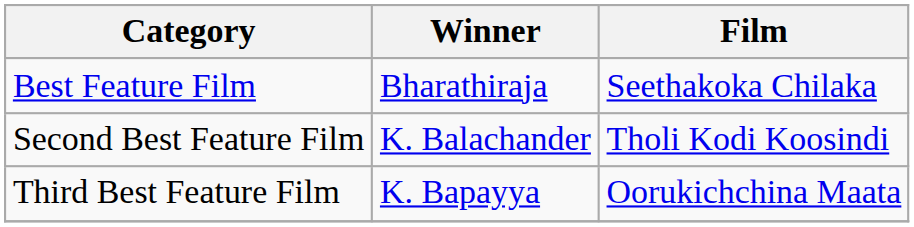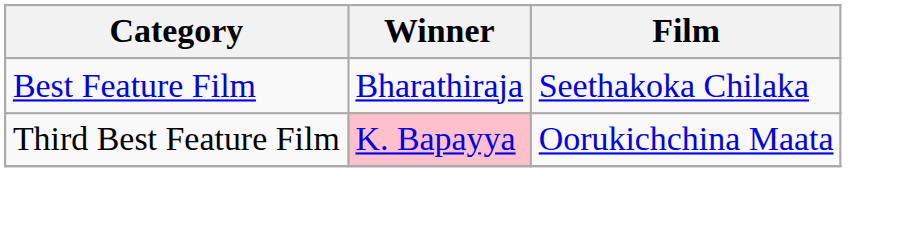- row: (189, 138)
(460, 192) no background -> (435, 138) pink background
